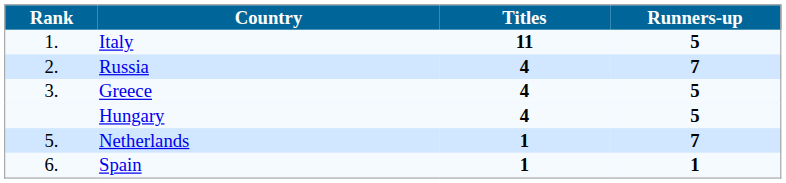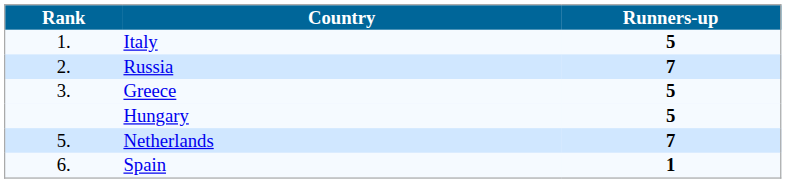- column: (524, 17)
